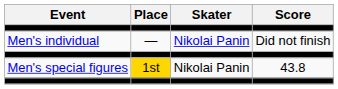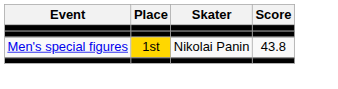- row: (53, 41)
